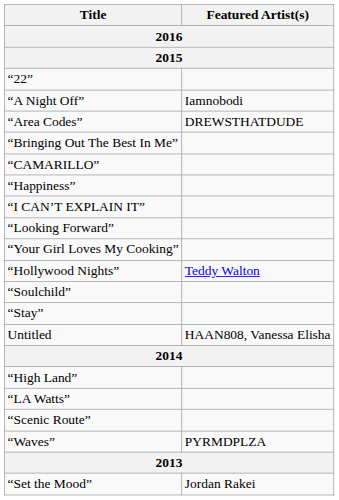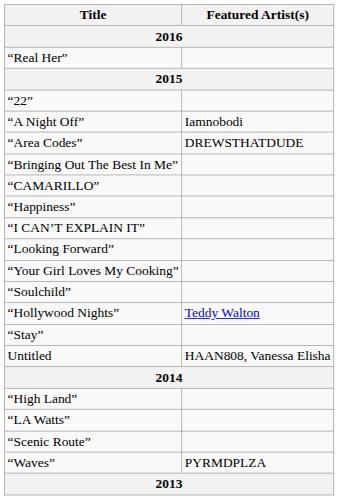+ row: (38, 57)
rows swapped: (63, 270) <-> (39, 292)
- row: (50, 484)
